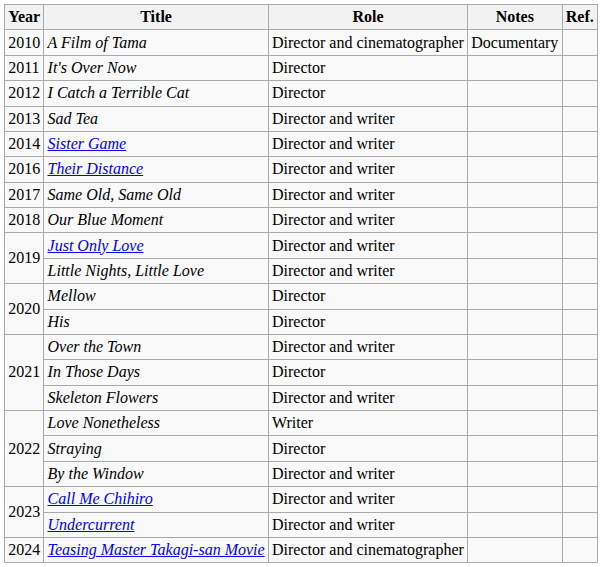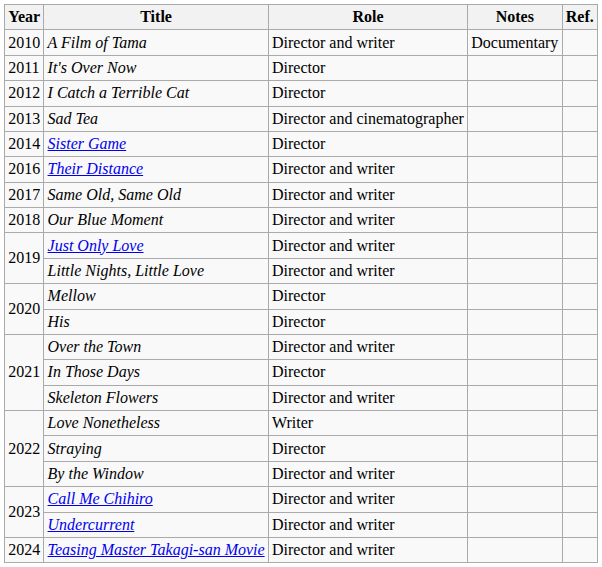(368, 42) Director and cinematographer -> (333, 42) Director and writer
(333, 118) Director and writer -> (368, 118) Director and cinematographer
(333, 144) Director and writer -> (299, 144) Director
(368, 550) Director and cinematographer -> (333, 550) Director and writer
